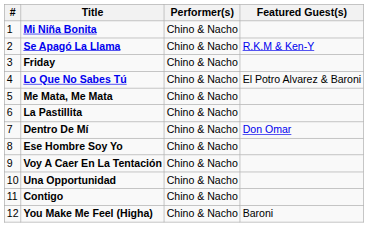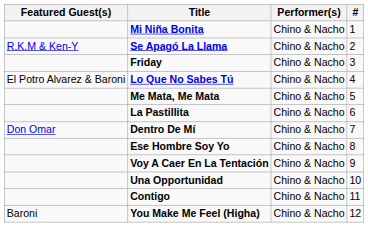columns swapped: (13, 12) <-> (302, 12)
